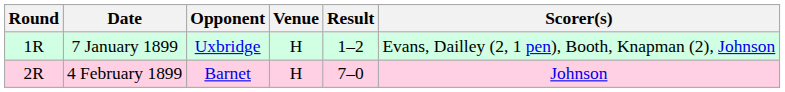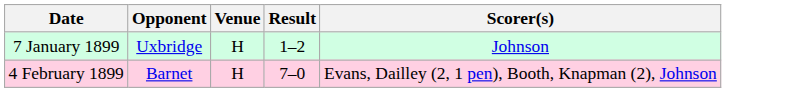- column: (34, 18)
(579, 45) Evans, Dailley (2, 1 pen), Booth, Knapman (2), Johnson -> (520, 45) Johnson
(579, 73) Johnson -> (520, 73) Evans, Dailley (2, 1 pen), Booth, Knapman (2), Johnson
